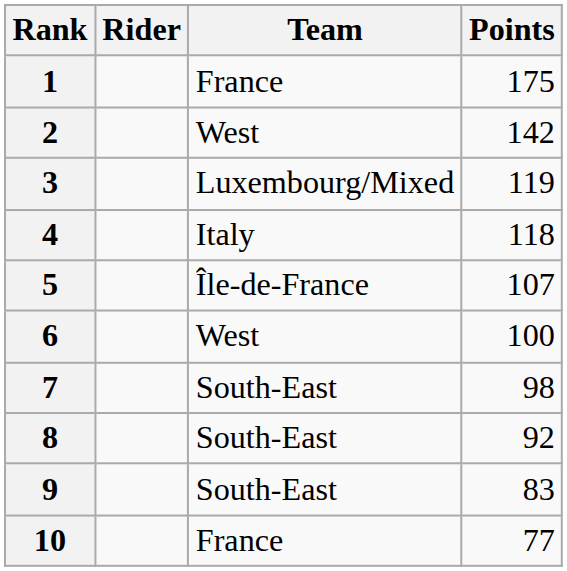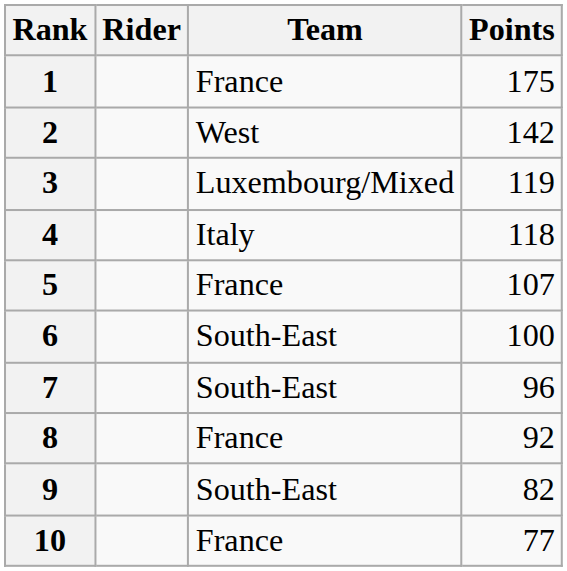(282, 285) Île-de-France -> (240, 285) France
(228, 336) West -> (266, 336) South-East
(539, 387) 98 -> (539, 387) 96
(266, 438) South-East -> (240, 438) France
(539, 489) 83 -> (539, 489) 82
